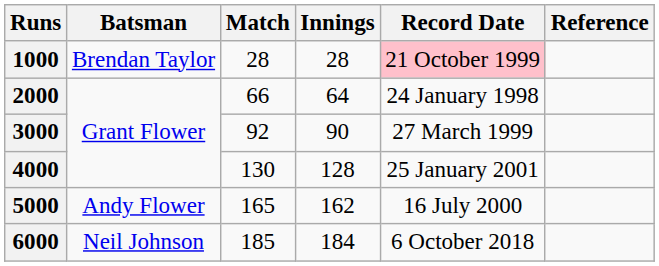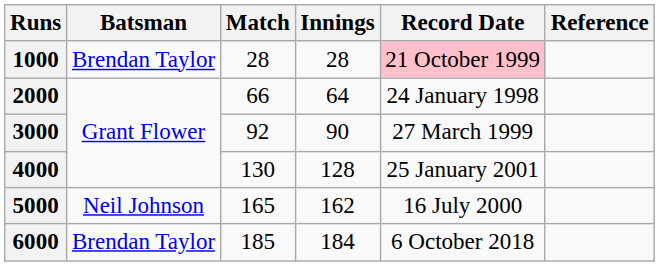(143, 205) Andy Flower -> (143, 205) Neil Johnson
(143, 242) Neil Johnson -> (143, 242) Brendan Taylor
